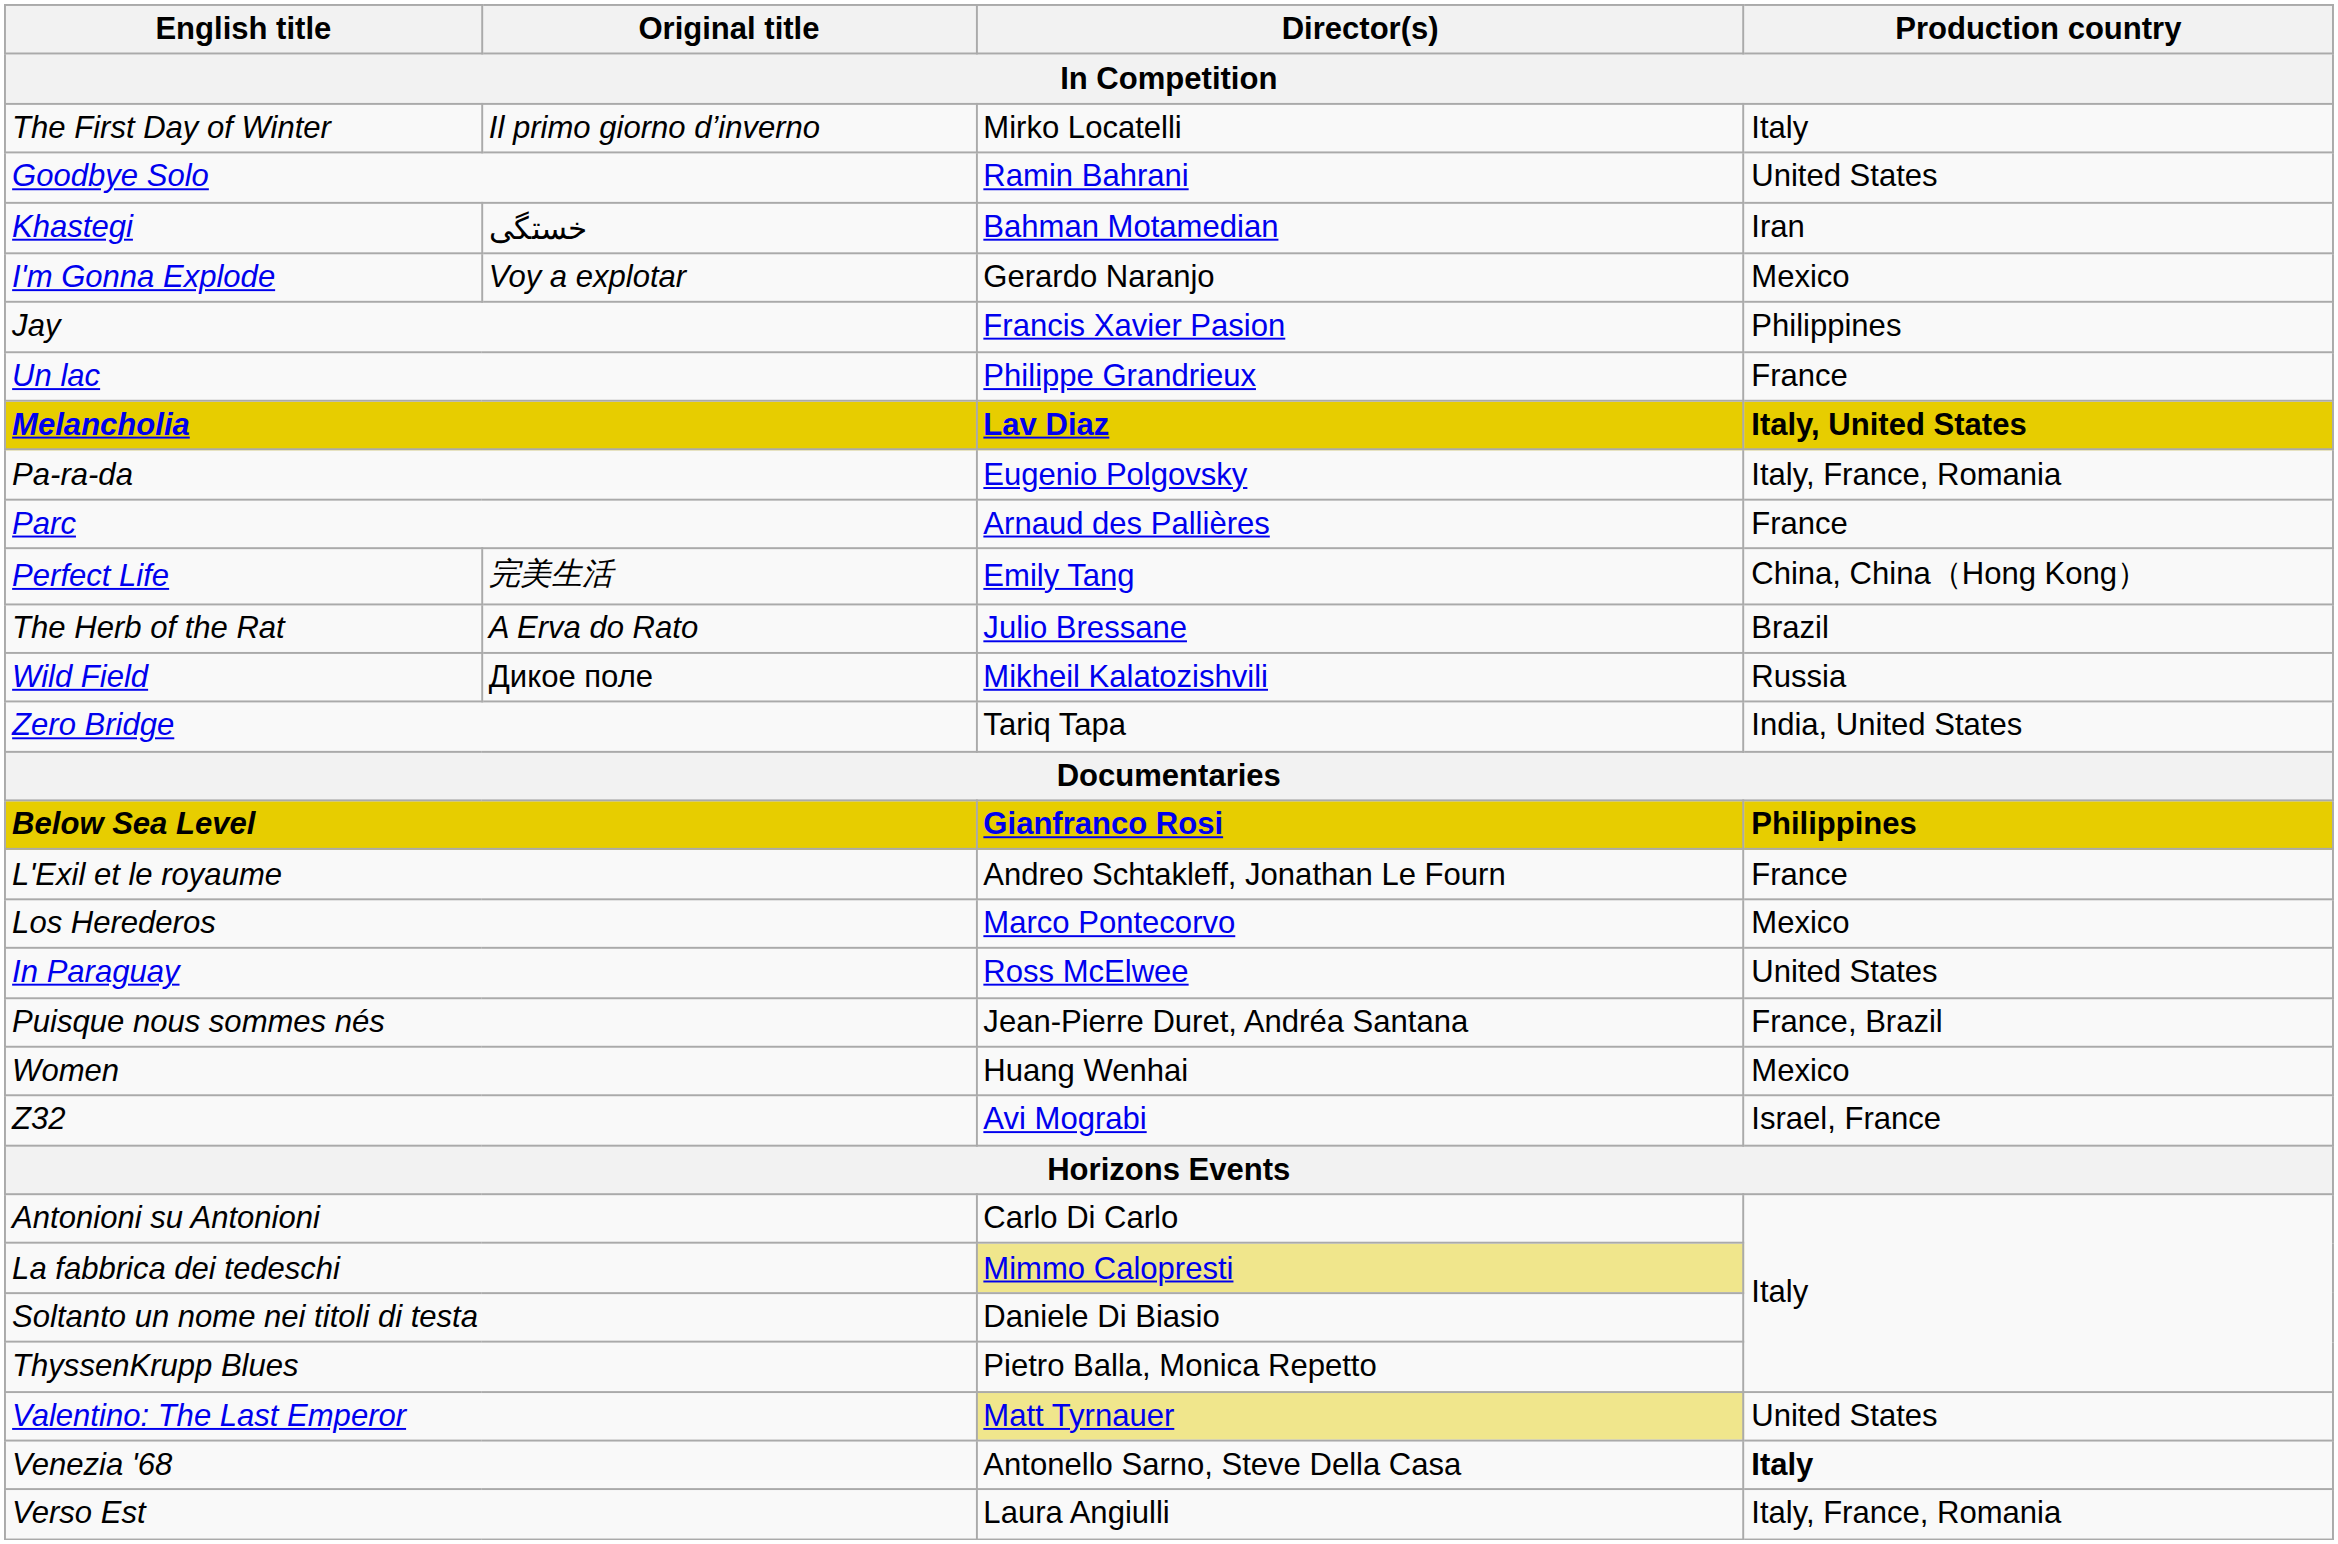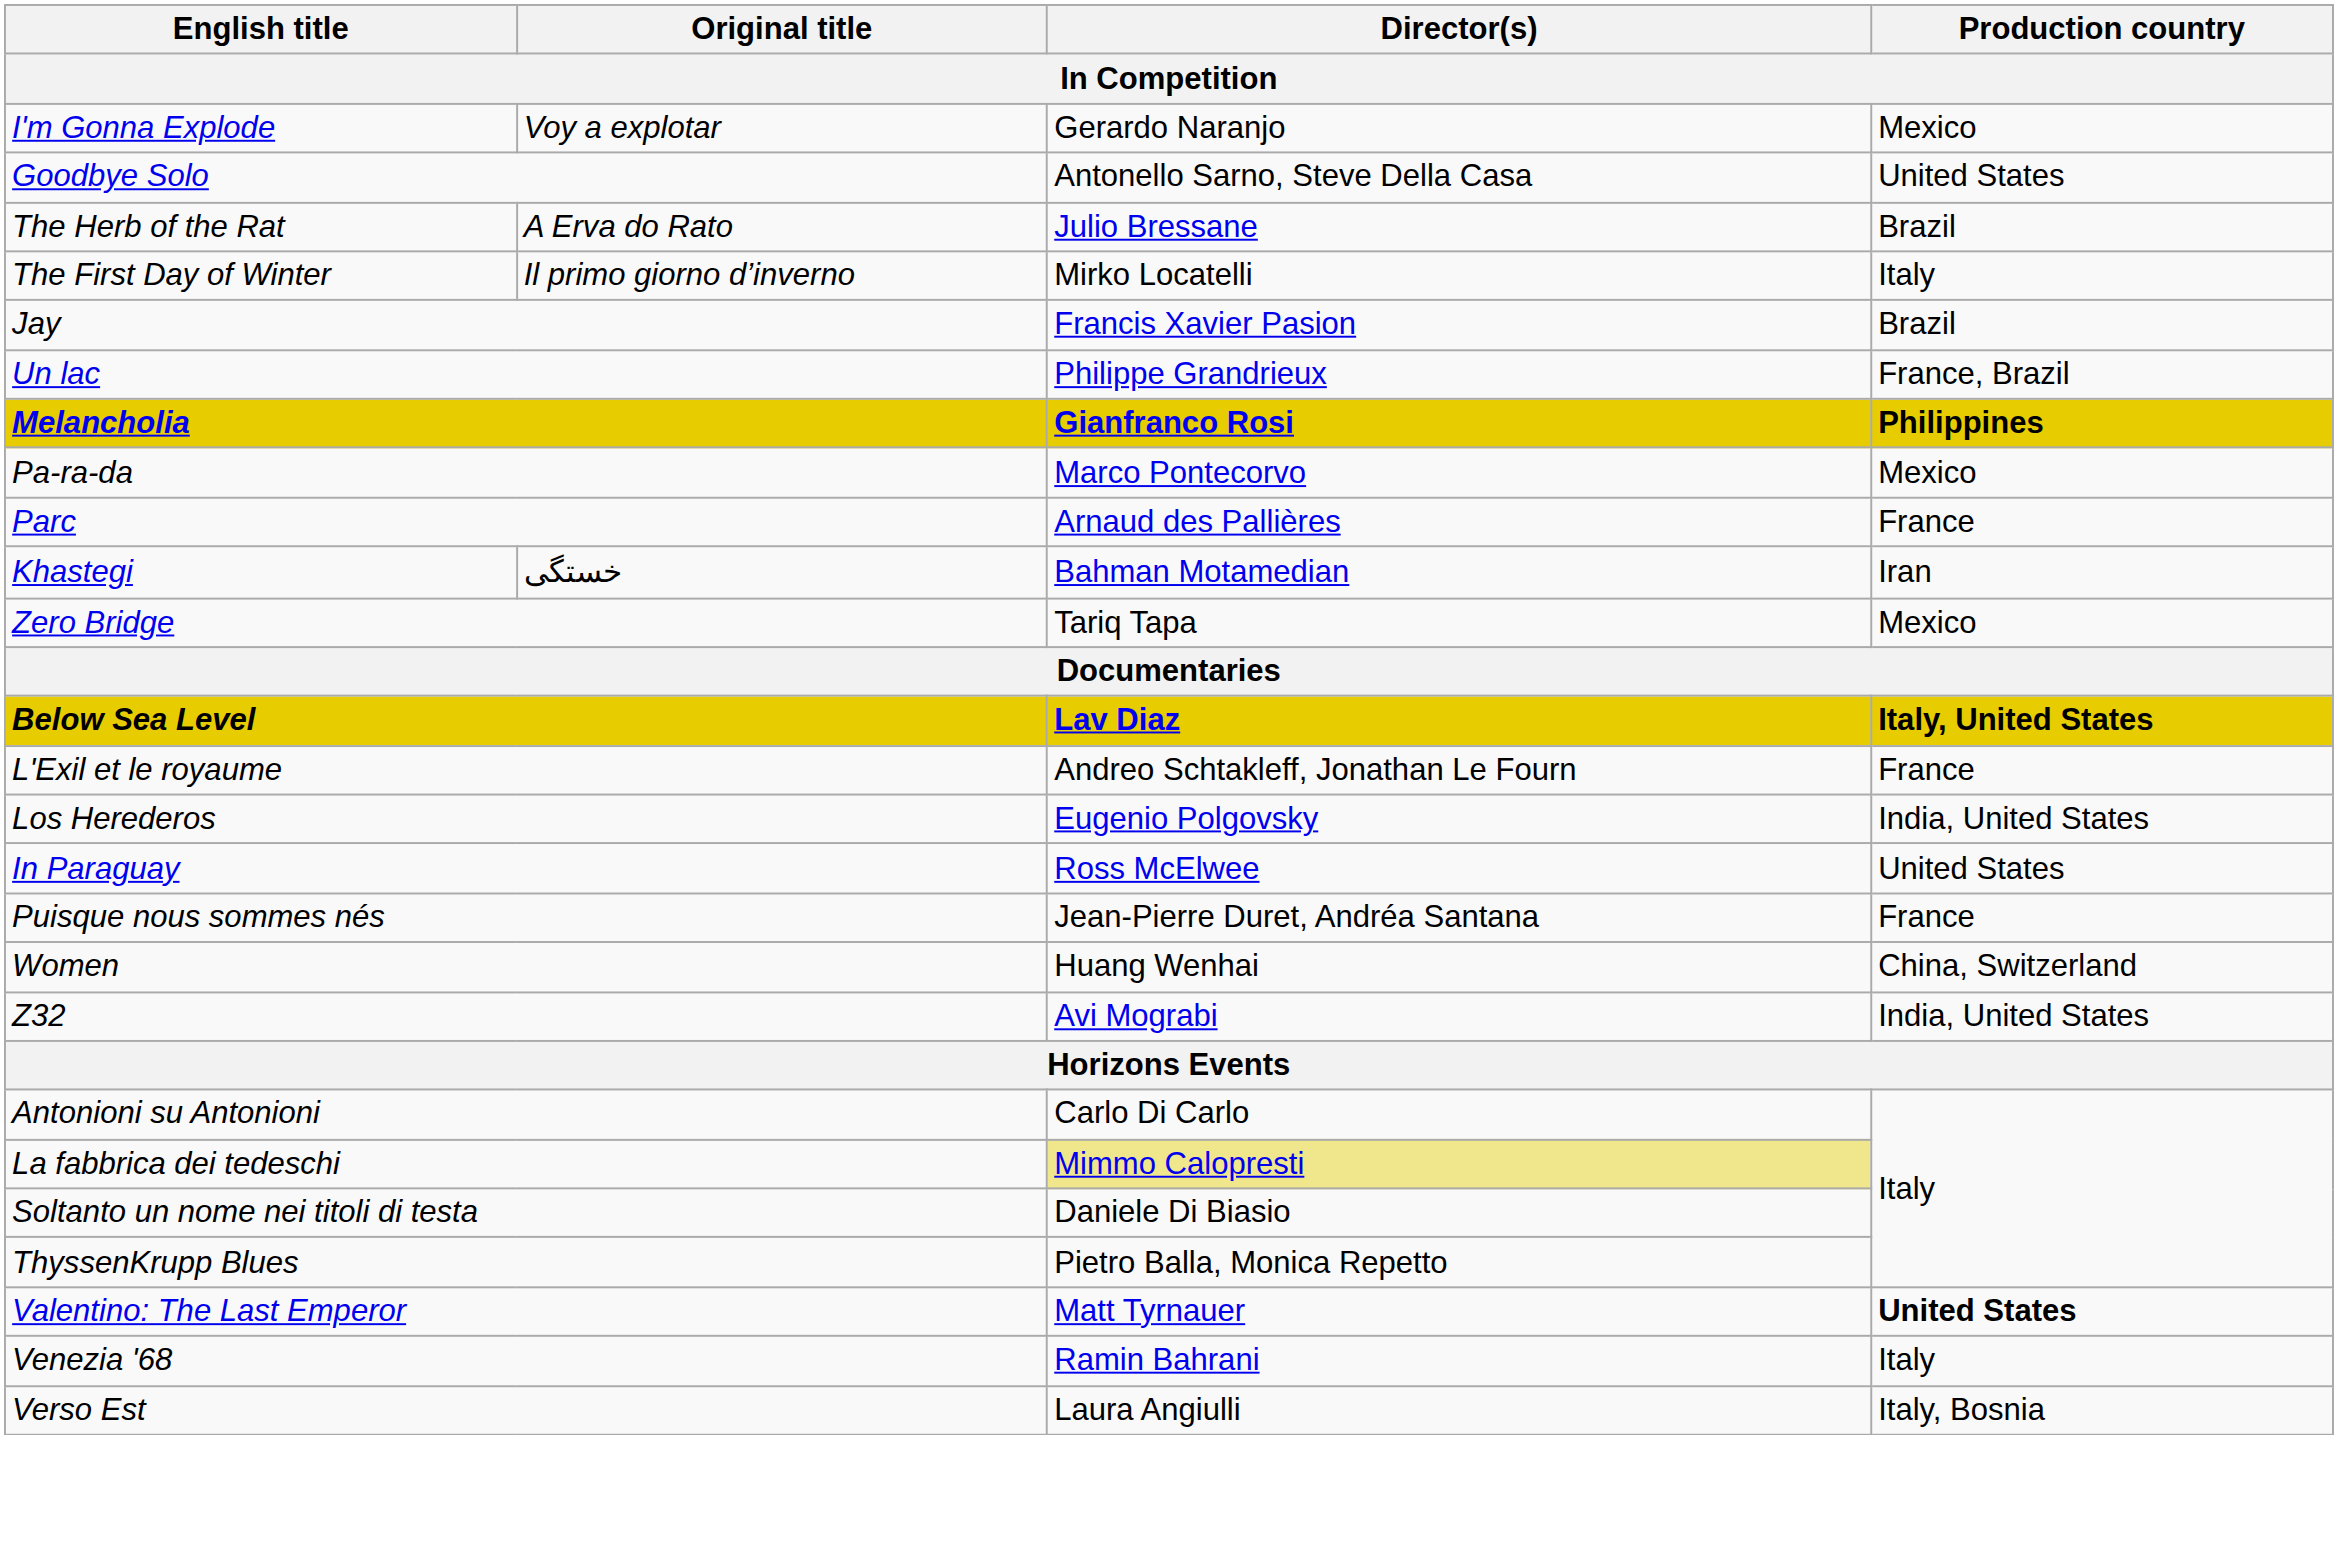rows swapped: (172, 127) <-> (144, 277)
(1086, 176) Ramin Bahrani -> (1293, 176) Antonello Sarno, Steve Della Casa
rows swapped: (148, 627) <-> (73, 226)
(1826, 326) Philippines -> (1917, 324) Brazil
(1800, 375) France -> (1974, 373) France, Brazil
(1046, 424) Lav Diaz -> (1174, 422) Gianfranco Rosi
(1889, 424) Italy, United States -> (1961, 422) Philippines
(1115, 474) Eugenio Polgovsky -> (1180, 472) Marco Pontecorvo
(1906, 474) Italy, France, Romania -> (1927, 472) Mexico
- row: (91, 575)
- row: (80, 676)
(1887, 726) India, United States -> (1927, 621) Mexico
(1103, 824) Gianfranco Rosi -> (1117, 720) Lav Diaz
(1834, 824) Philippines -> (2016, 720) Italy, United States
(1109, 922) Marco Pontecorvo -> (1186, 818) Eugenio Polgovsky
(1800, 922) Mexico -> (2014, 818) India, United States
(1847, 1021) France, Brazil -> (1926, 917) France
(1800, 1070) Mexico -> (2008, 966) China, Switzerland
(1846, 1119) Israel, France -> (2014, 1015) India, United States
(1079, 1415) khaki background -> (1150, 1310) no background
(1844, 1415) normal -> (1977, 1310) bold
(1222, 1464) Antonello Sarno, Steve Della Casa -> (1157, 1360) Ramin Bahrani
(1782, 1464) bold -> (1907, 1360) normal
(1906, 1513) Italy, France, Romania -> (1962, 1409) Italy, Bosnia
